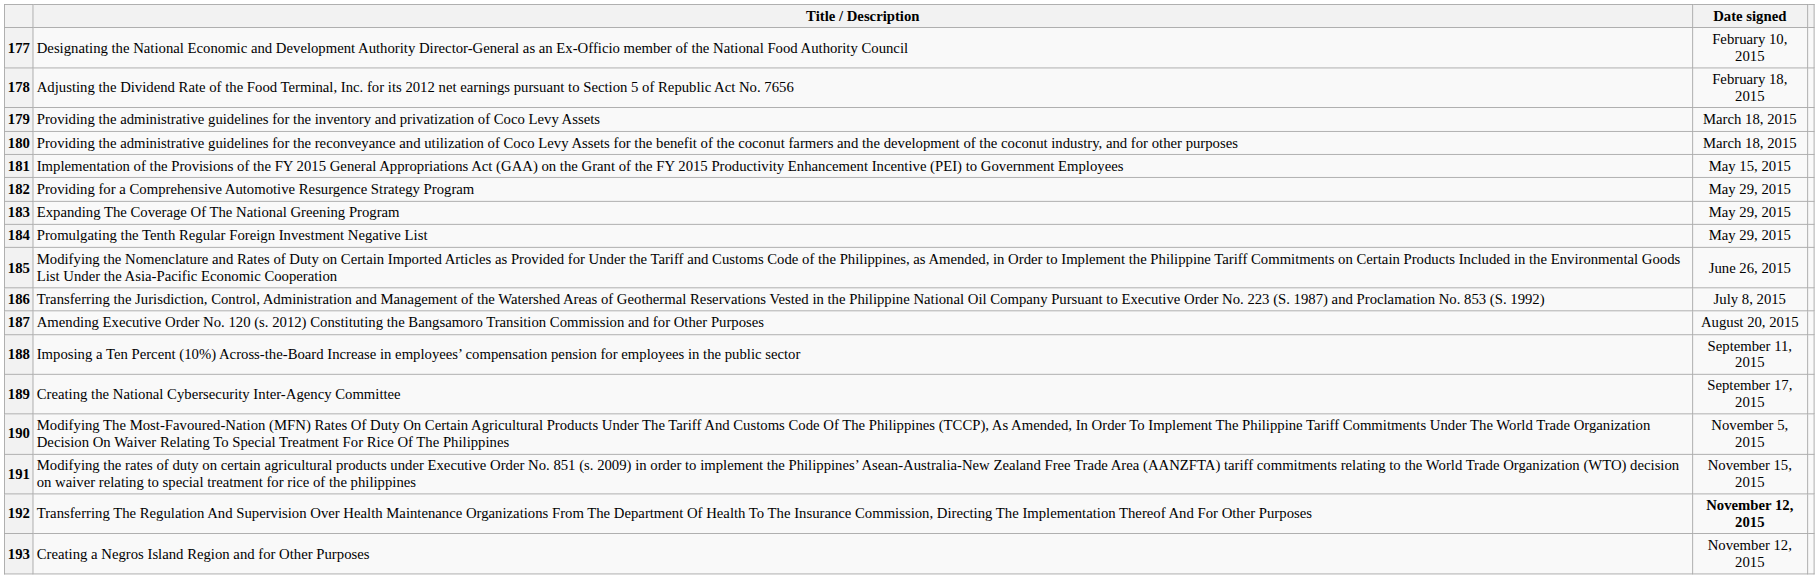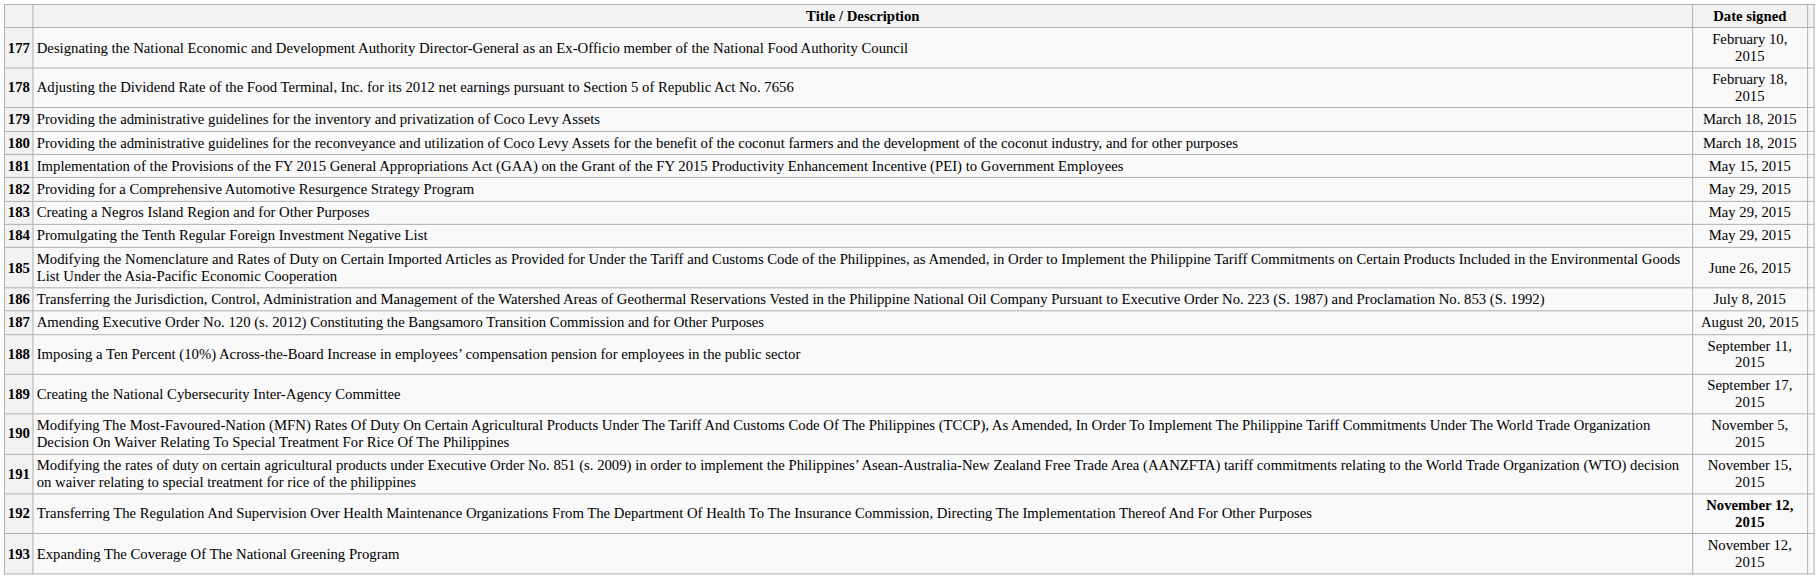(218, 212) Expanding The Coverage Of The National Greening Program -> (203, 212) Creating a Negros Island Region and for Other Purposes
(203, 553) Creating a Negros Island Region and for Other Purposes -> (218, 553) Expanding The Coverage Of The National Greening Program
